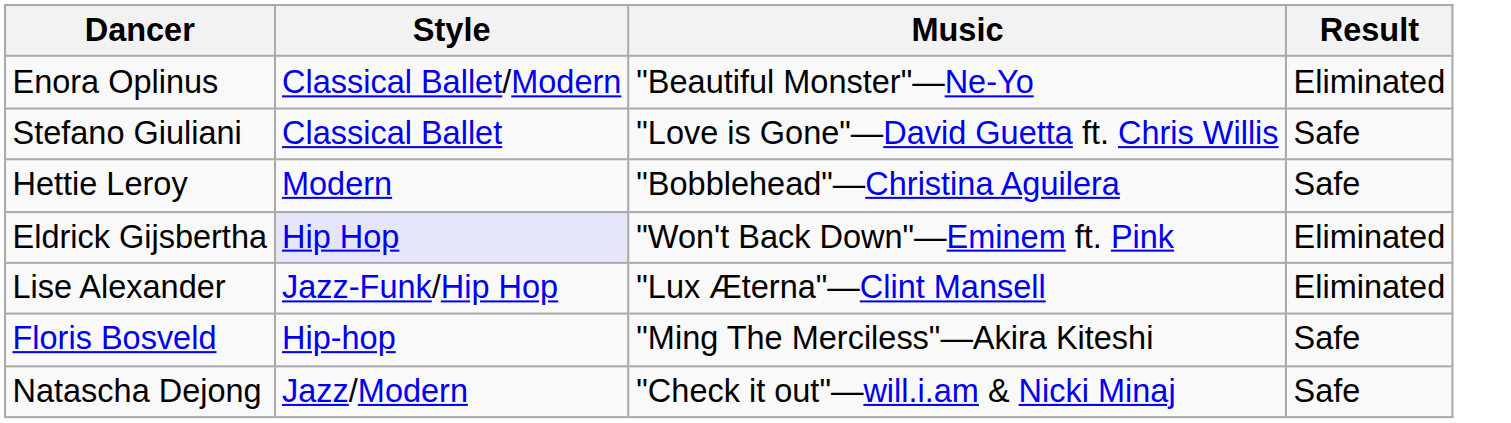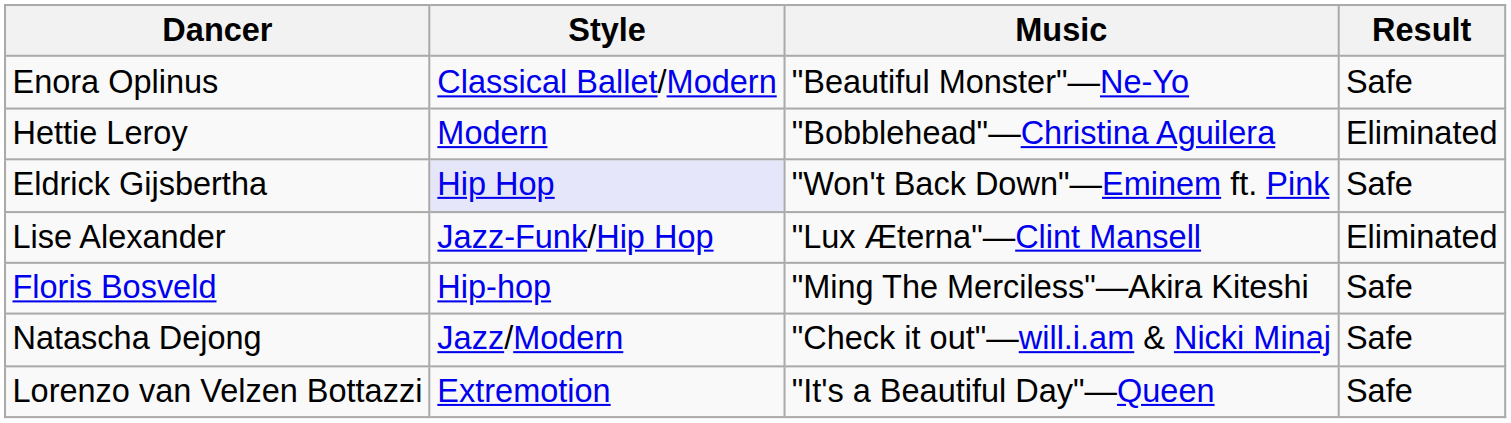(1369, 81) Eliminated -> (1379, 81) Safe
- row: (127, 133)
(1327, 184) Safe -> (1422, 133) Eliminated
(1369, 236) Eliminated -> (1379, 184) Safe
+ row: (217, 390)
